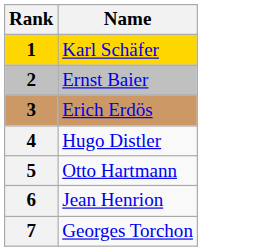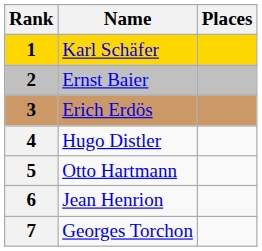+ column: (227, 19)
